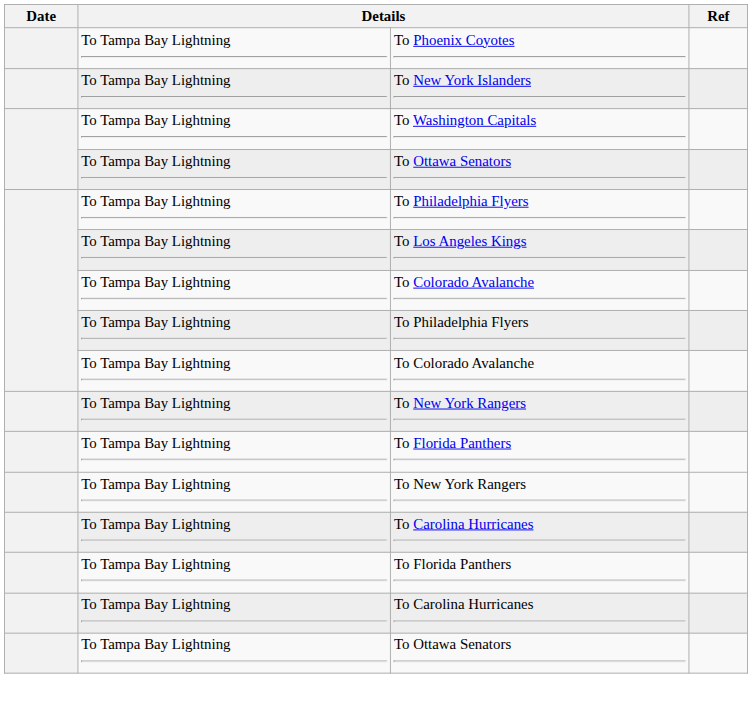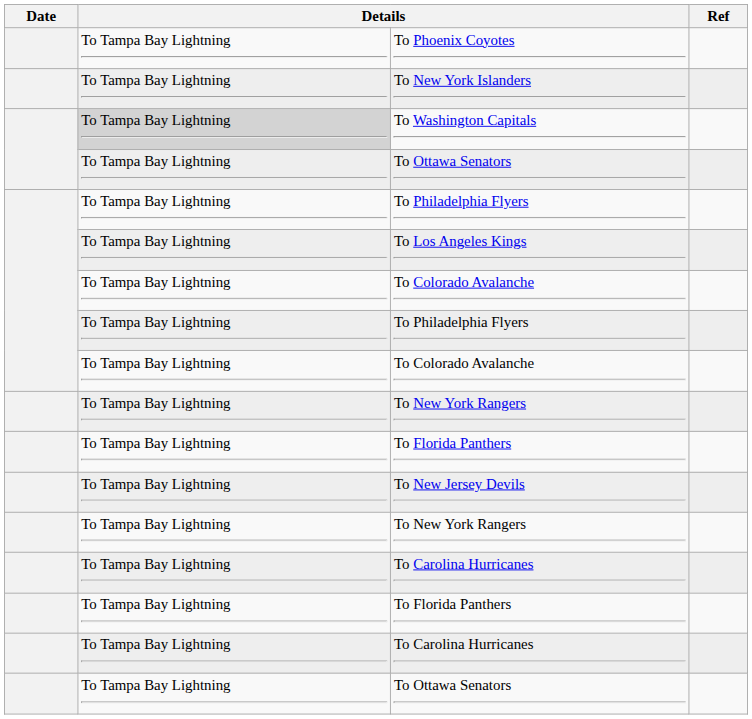(234, 125) no background -> (234, 125) lightgrey background
+ row: (41, 492)
